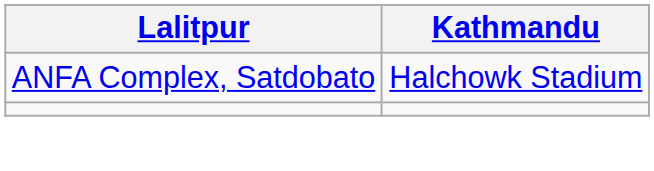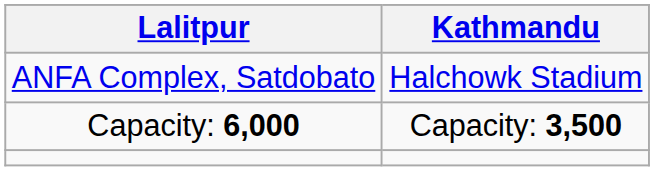+ row: (194, 125)
